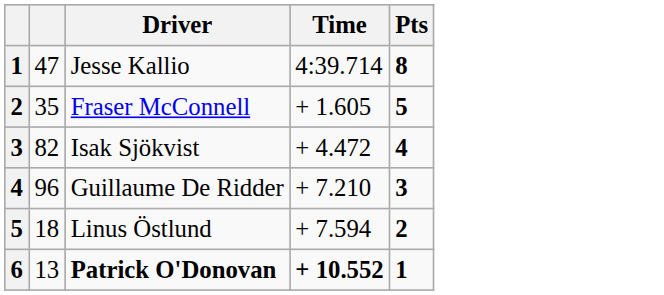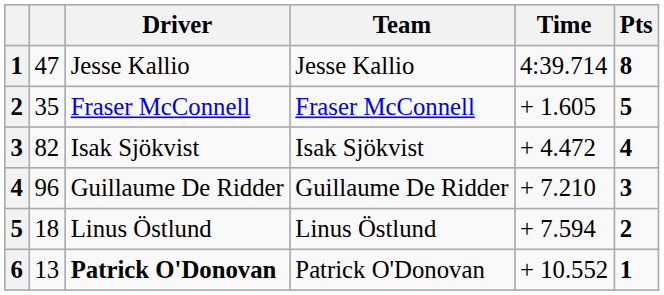+ column: (402, 25)
(340, 270) bold -> (564, 270) normal
